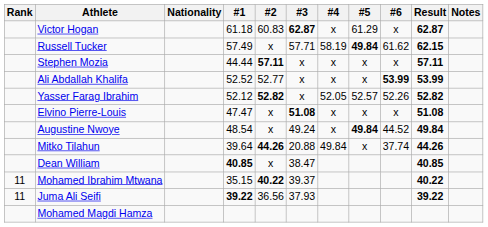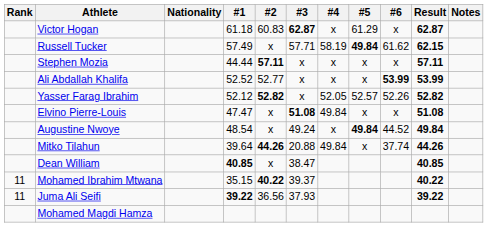(333, 113) x -> (333, 113) 49.84
